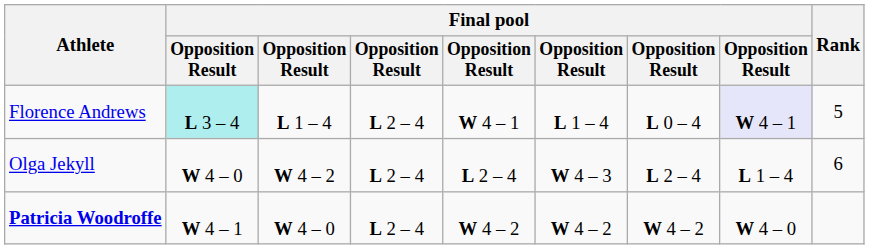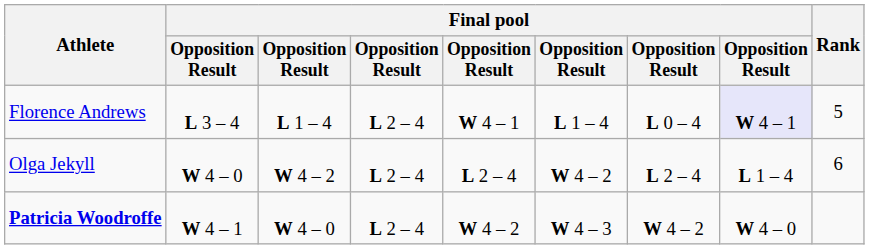(212, 123) paleturquoise background -> (212, 123) no background
(581, 176) W 4 – 3 -> (581, 176) W 4 – 2
(581, 229) W 4 – 2 -> (581, 229) W 4 – 3
